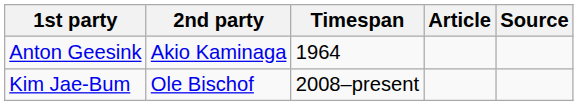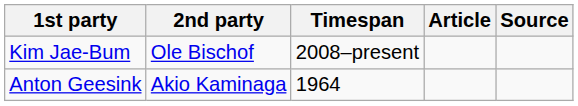rows swapped: (70, 84) <-> (75, 52)
